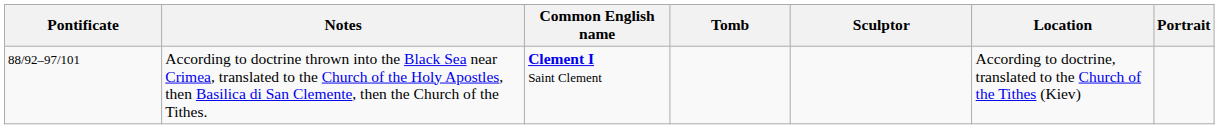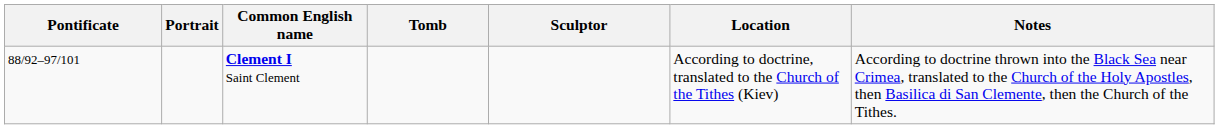columns swapped: (1184, 25) <-> (343, 25)
